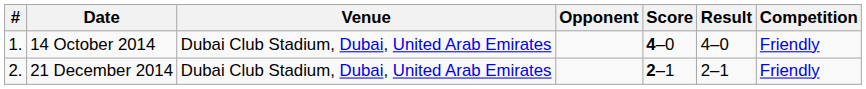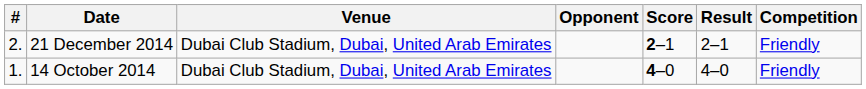rows swapped: (93, 44) <-> (102, 71)
